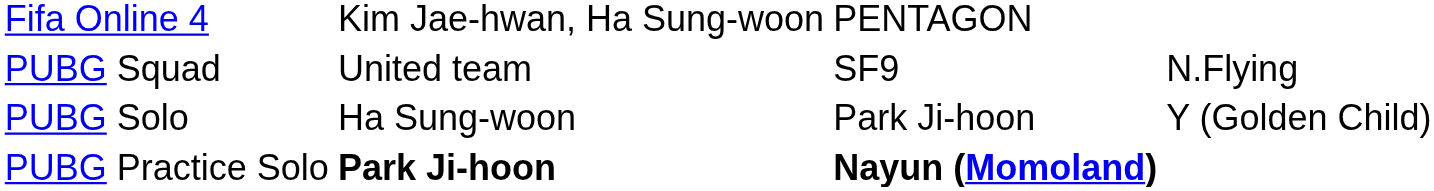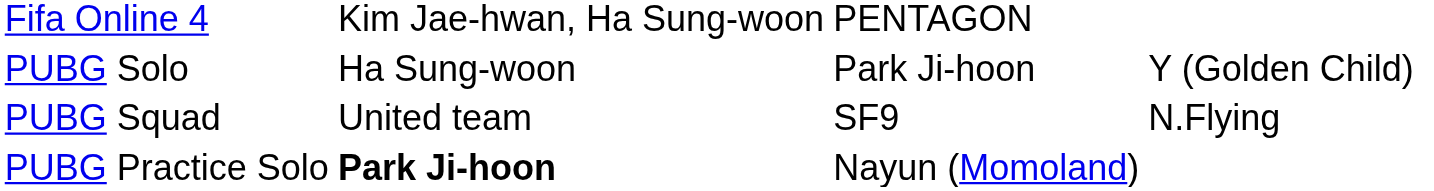rows swapped: (97, 118) <-> (113, 68)
(995, 167) bold -> (986, 167) normal
